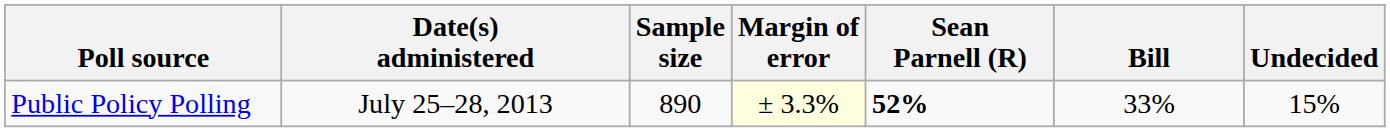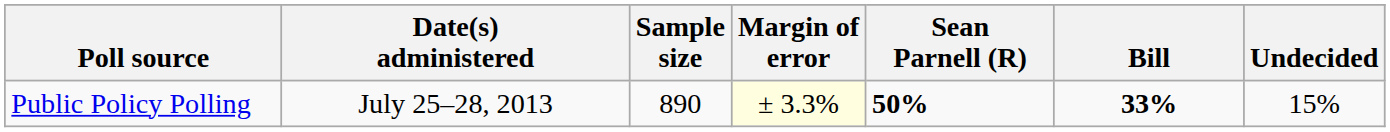(900, 103) 52% -> (900, 103) 50%
(1149, 103) normal -> (1149, 103) bold
